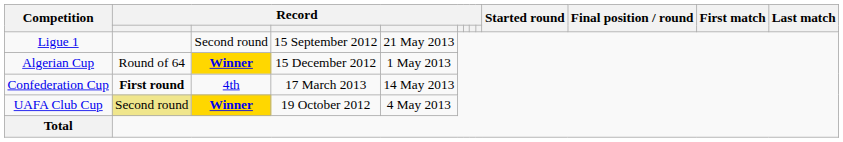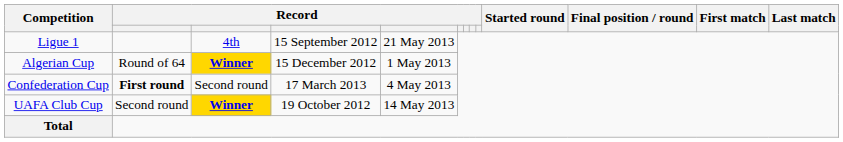(231, 42) Second round -> (231, 42) 4th
(231, 84) 4th -> (231, 84) Second round
(419, 84) 14 May 2013 -> (419, 84) 4 May 2013
(152, 105) khaki background -> (152, 105) no background
(419, 105) 4 May 2013 -> (419, 105) 14 May 2013
